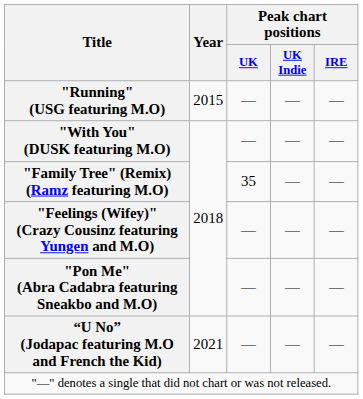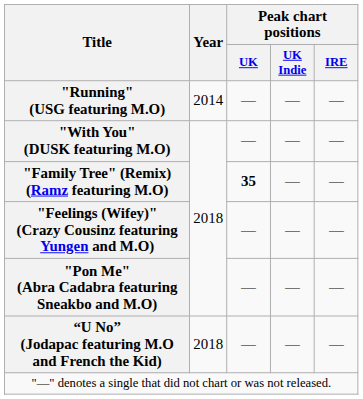(208, 100) 2015 -> (208, 100) 2014
(248, 181) normal -> (248, 181) bold
(208, 344) 2021 -> (208, 344) 2018
